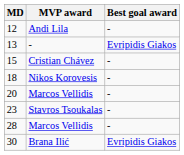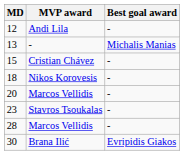(142, 45) Evripidis Giakos -> (141, 45) Michalis Manias
